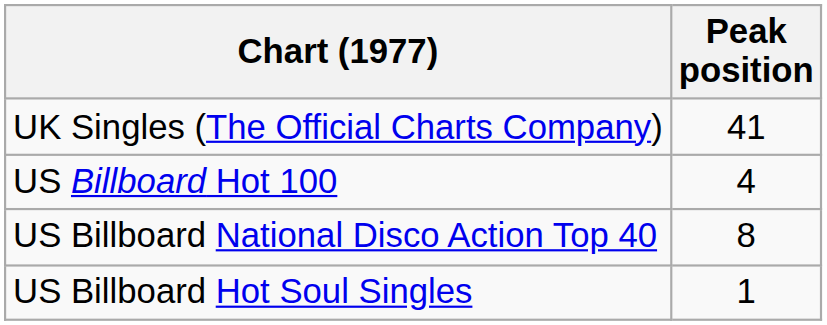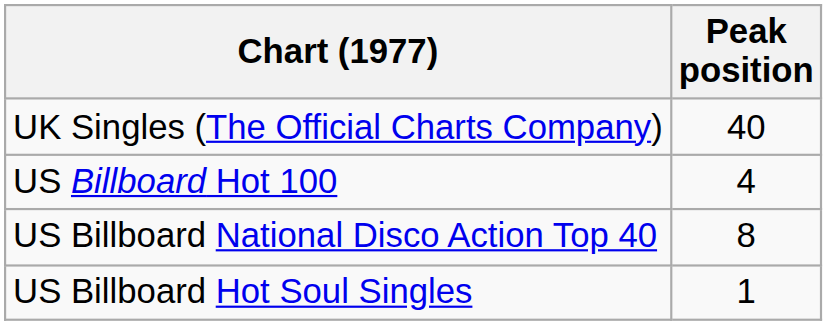(746, 126) 41 -> (746, 126) 40
